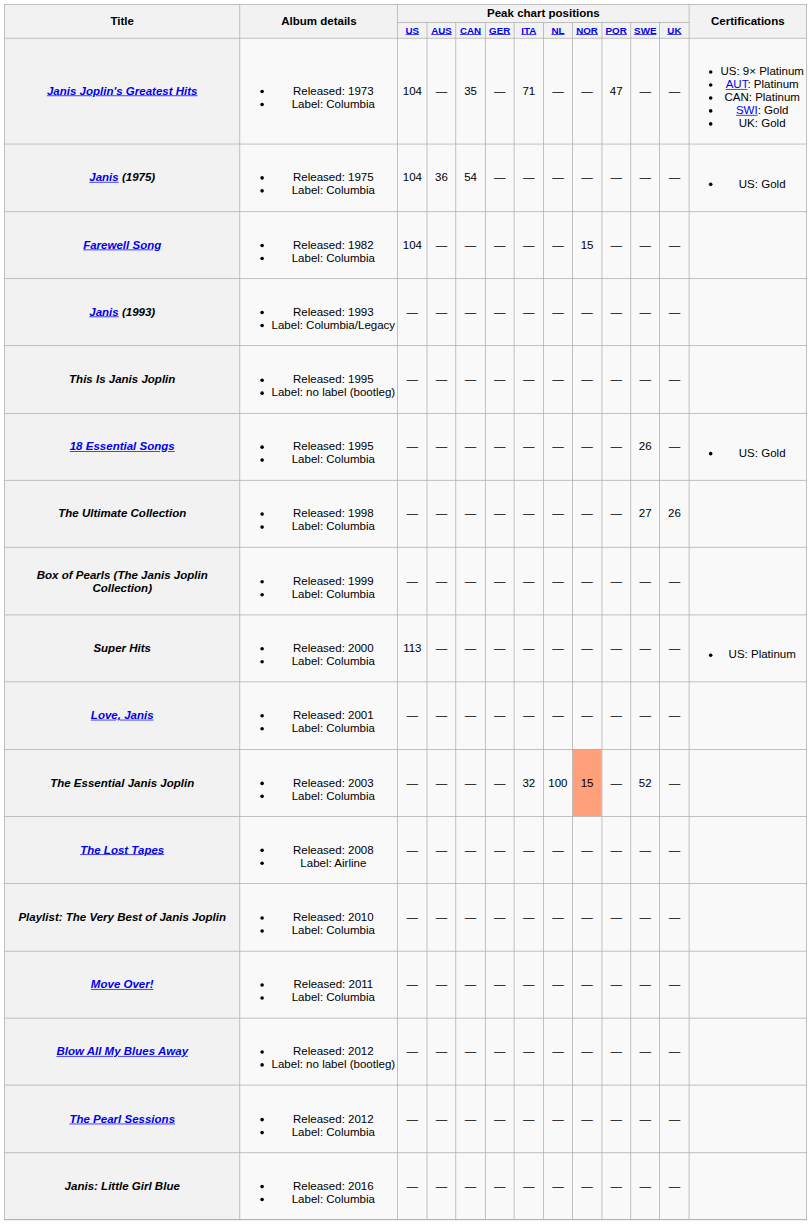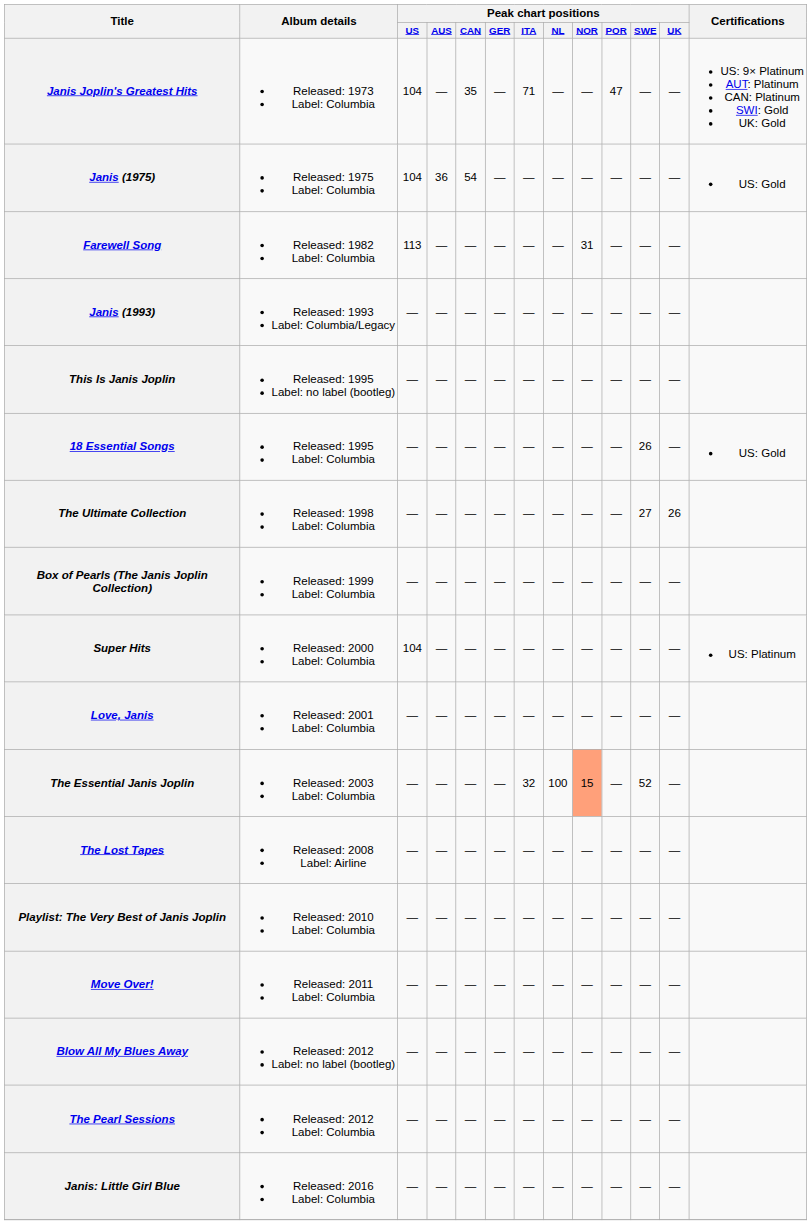(412, 245) 104 -> (412, 245) 113
(587, 245) 15 -> (587, 245) 31
(412, 648) 113 -> (412, 648) 104
